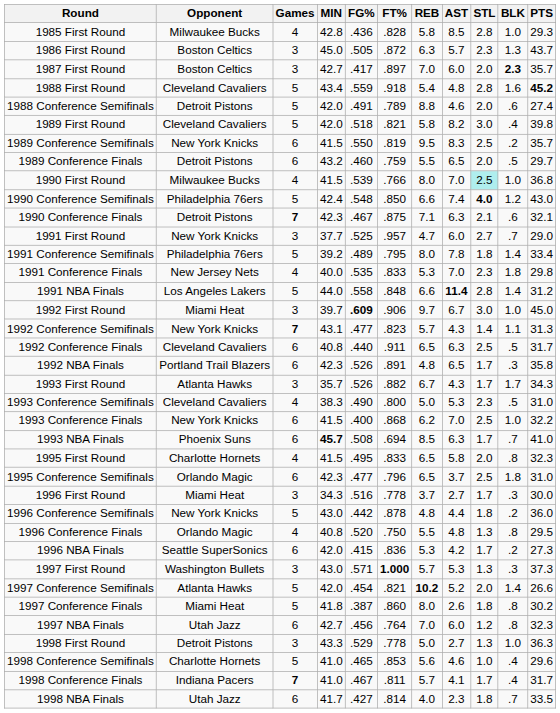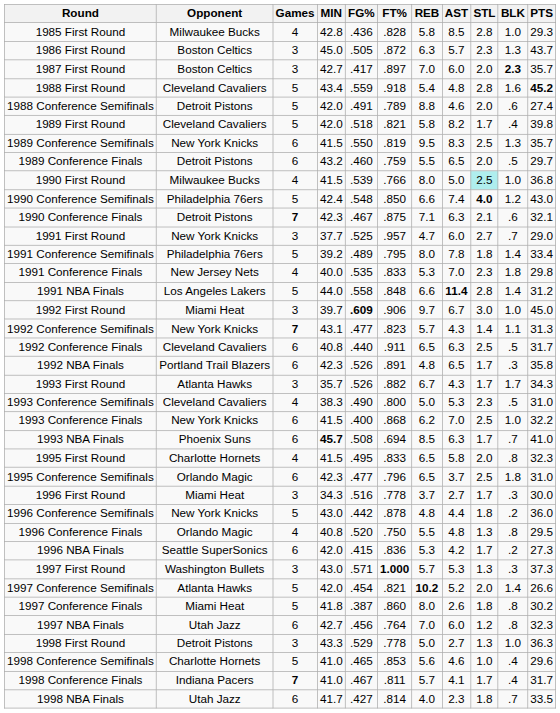(484, 124) 3.0 -> (484, 124) 1.7
(513, 143) .2 -> (513, 143) 1.3
(456, 180) 7.0 -> (456, 180) 5.0
